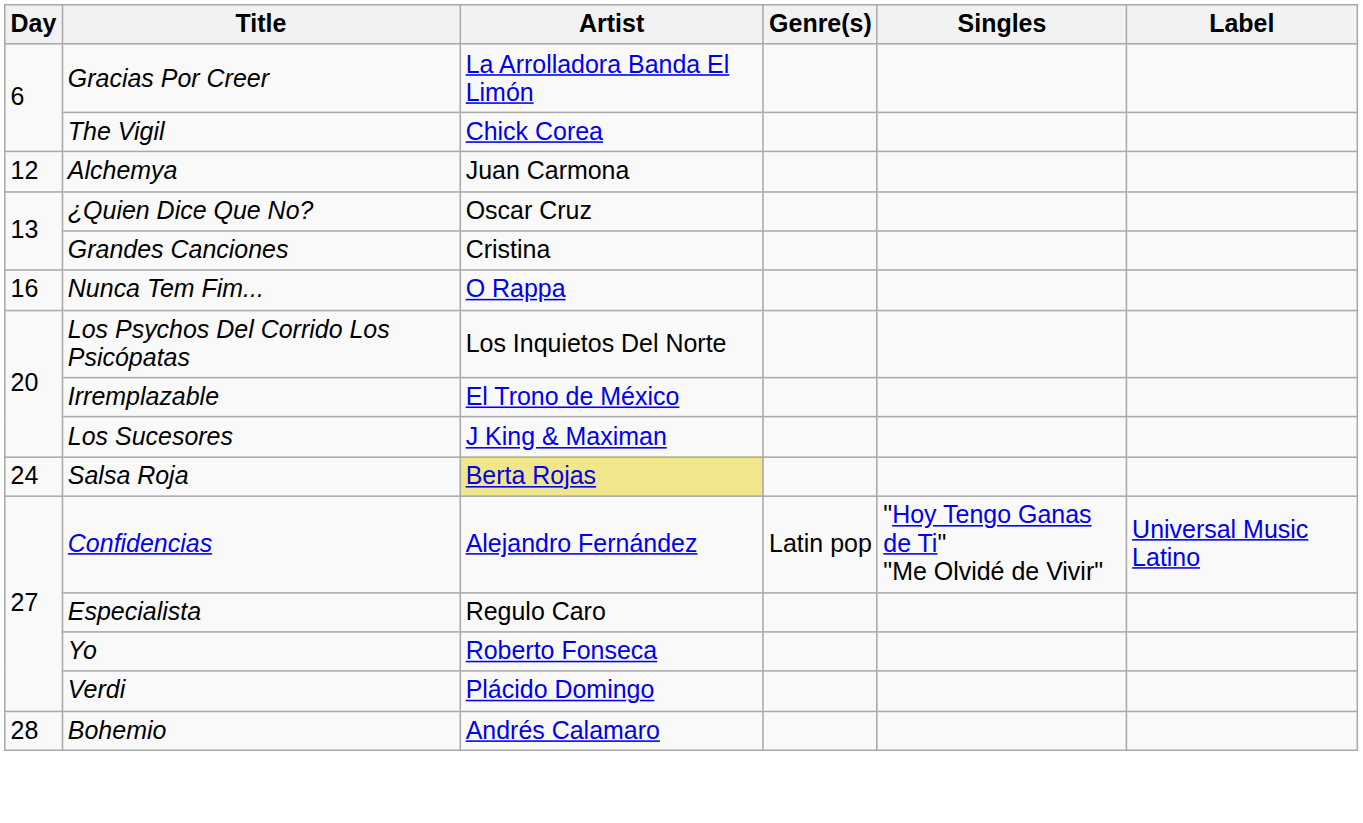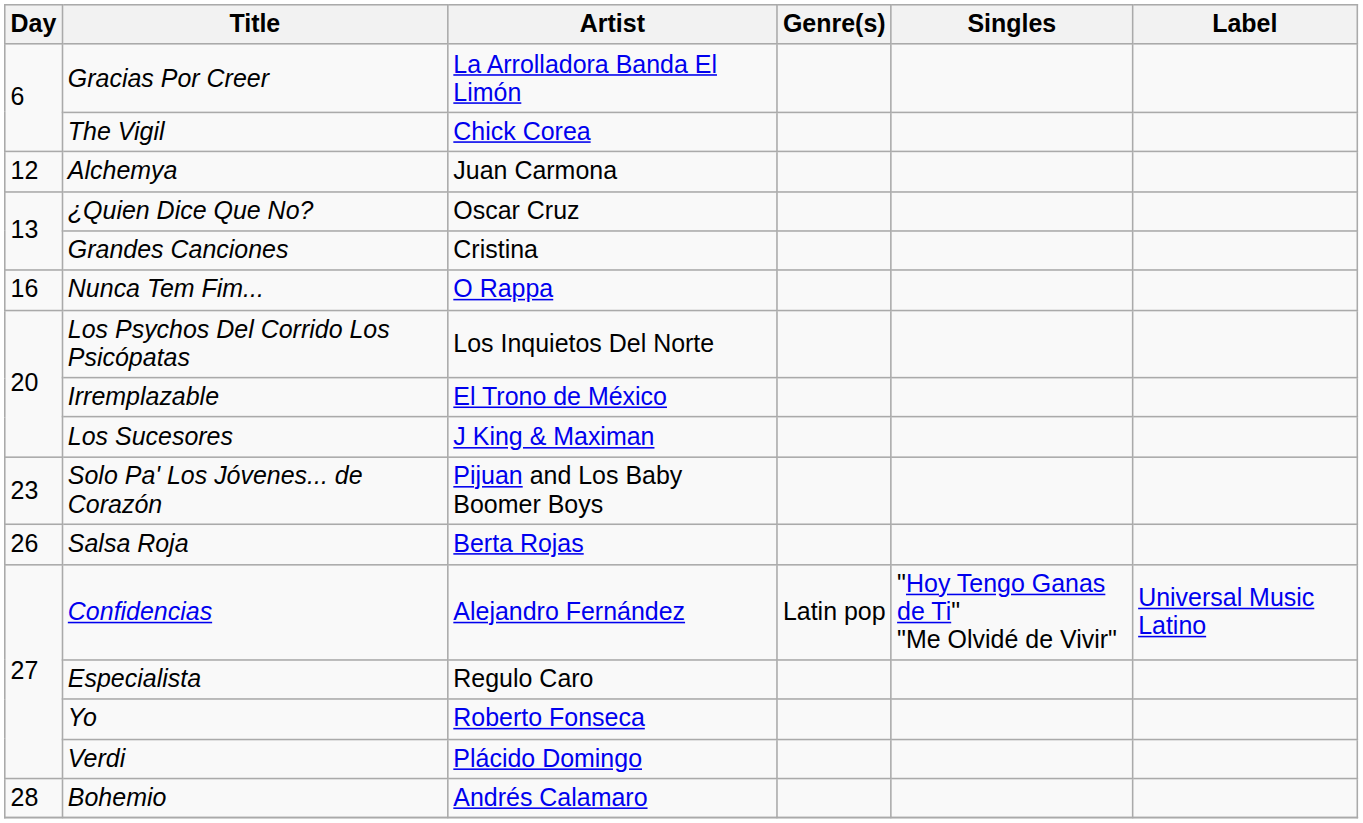+ row: (215, 490)
(24, 476) 24 -> (24, 543) 26
(531, 476) khaki background -> (519, 543) no background
